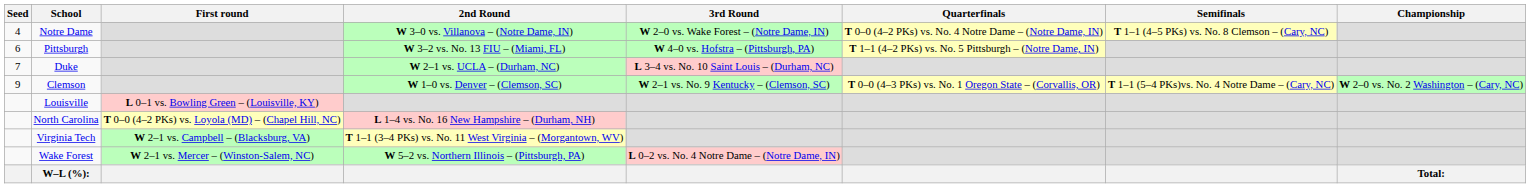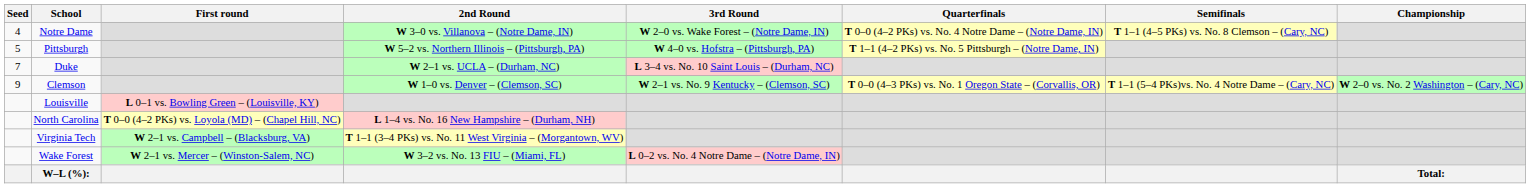(18, 49) 6 -> (18, 49) 5
(484, 49) W 3–2 vs. No. 13 FIU – (Miami, FL) -> (484, 49) W 5–2 vs. Northern Illinois – (Pittsburgh, PA)
(484, 156) W 5–2 vs. Northern Illinois – (Pittsburgh, PA) -> (484, 156) W 3–2 vs. No. 13 FIU – (Miami, FL)
